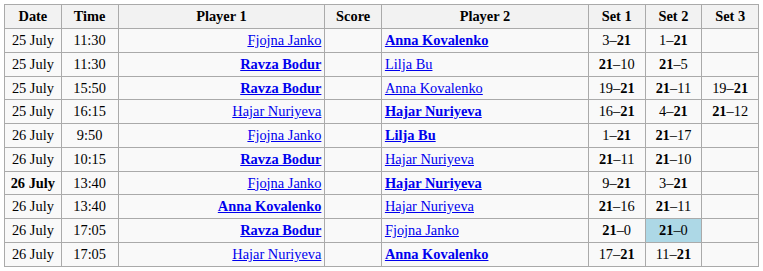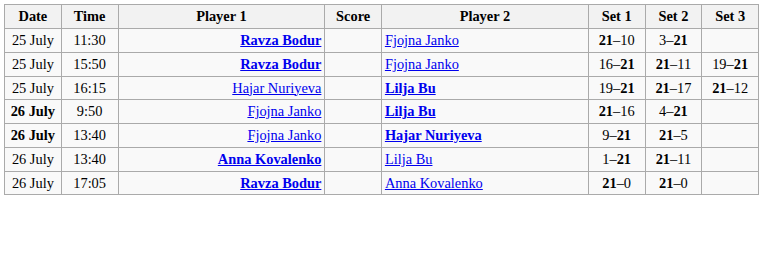- row: (90, 40)
(409, 64) Lilja Bu -> (422, 40) Fjojna Janko
(673, 64) 21–5 -> (673, 40) 3–21
(434, 88) Anna Kovalenko -> (422, 64) Fjojna Janko
(617, 88) 19–21 -> (617, 64) 16–21
(433, 111) Hajar Nuriyeva -> (410, 88) Lilja Bu
(617, 111) 16–21 -> (617, 88) 19–21
(673, 111) 4–21 -> (673, 88) 21–17
(33, 135) normal -> (33, 111) bold
(617, 135) 1–21 -> (617, 111) 21–16
(673, 135) 21–17 -> (673, 111) 4–21
- row: (90, 159)
(673, 183) 3–21 -> (673, 135) 21–5
(429, 206) Hajar Nuriyeva -> (409, 159) Lilja Bu
(617, 206) 21–16 -> (617, 159) 1–21
(422, 230) Fjojna Janko -> (434, 183) Anna Kovalenko
(673, 230) lightblue background -> (673, 183) no background
- row: (90, 254)
